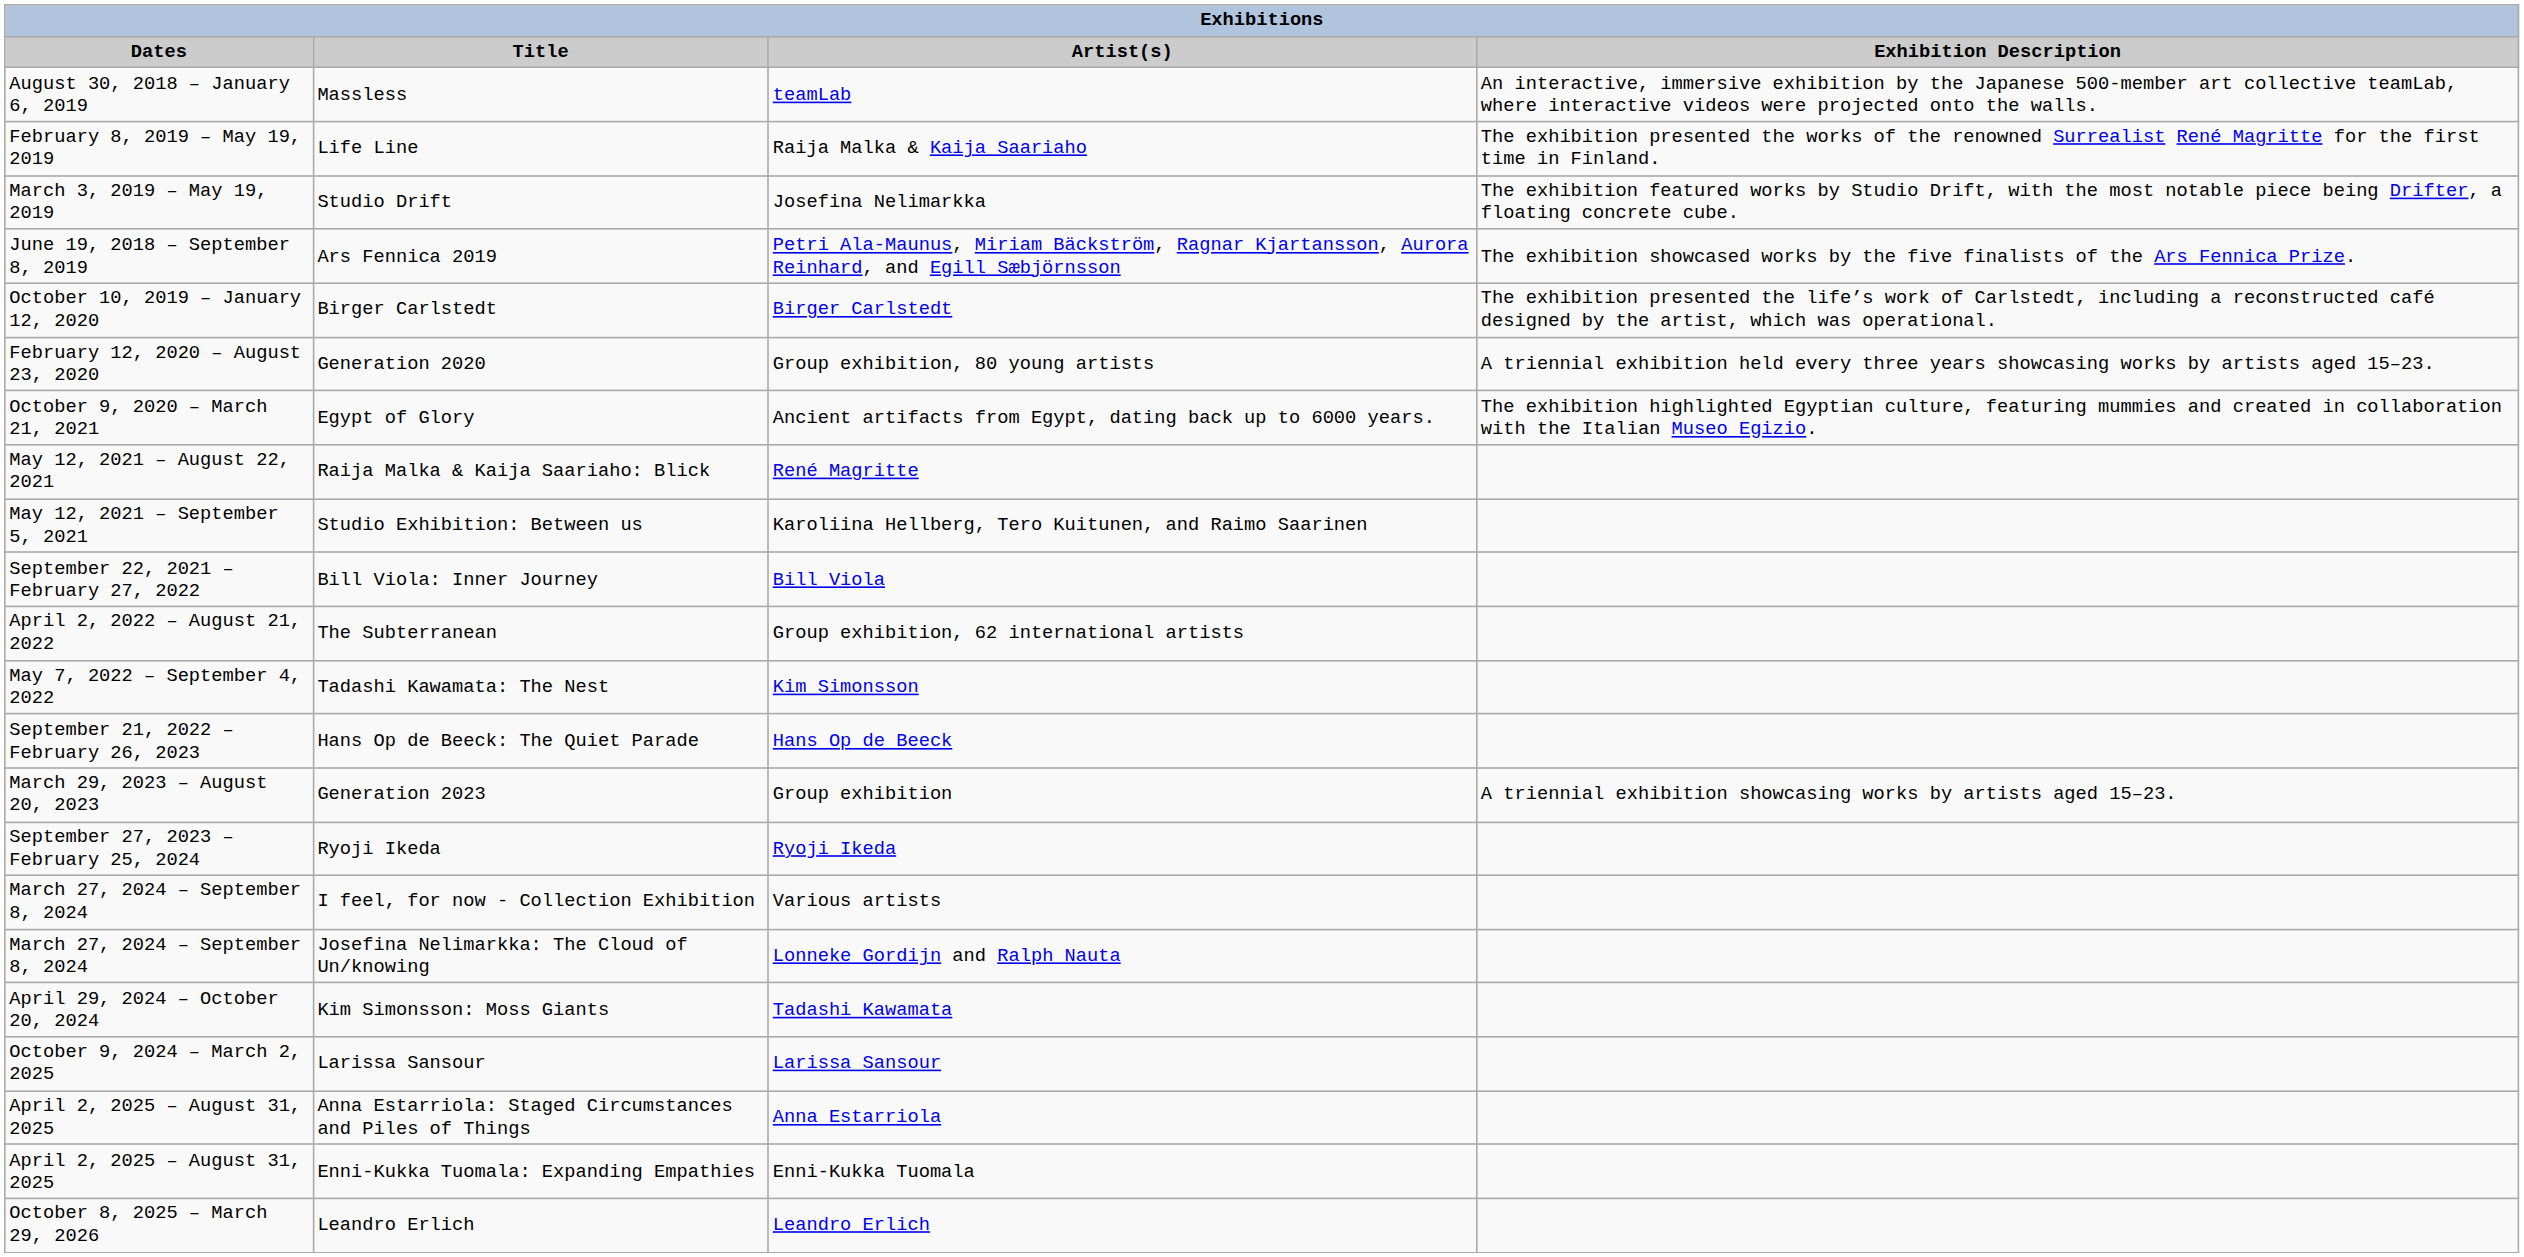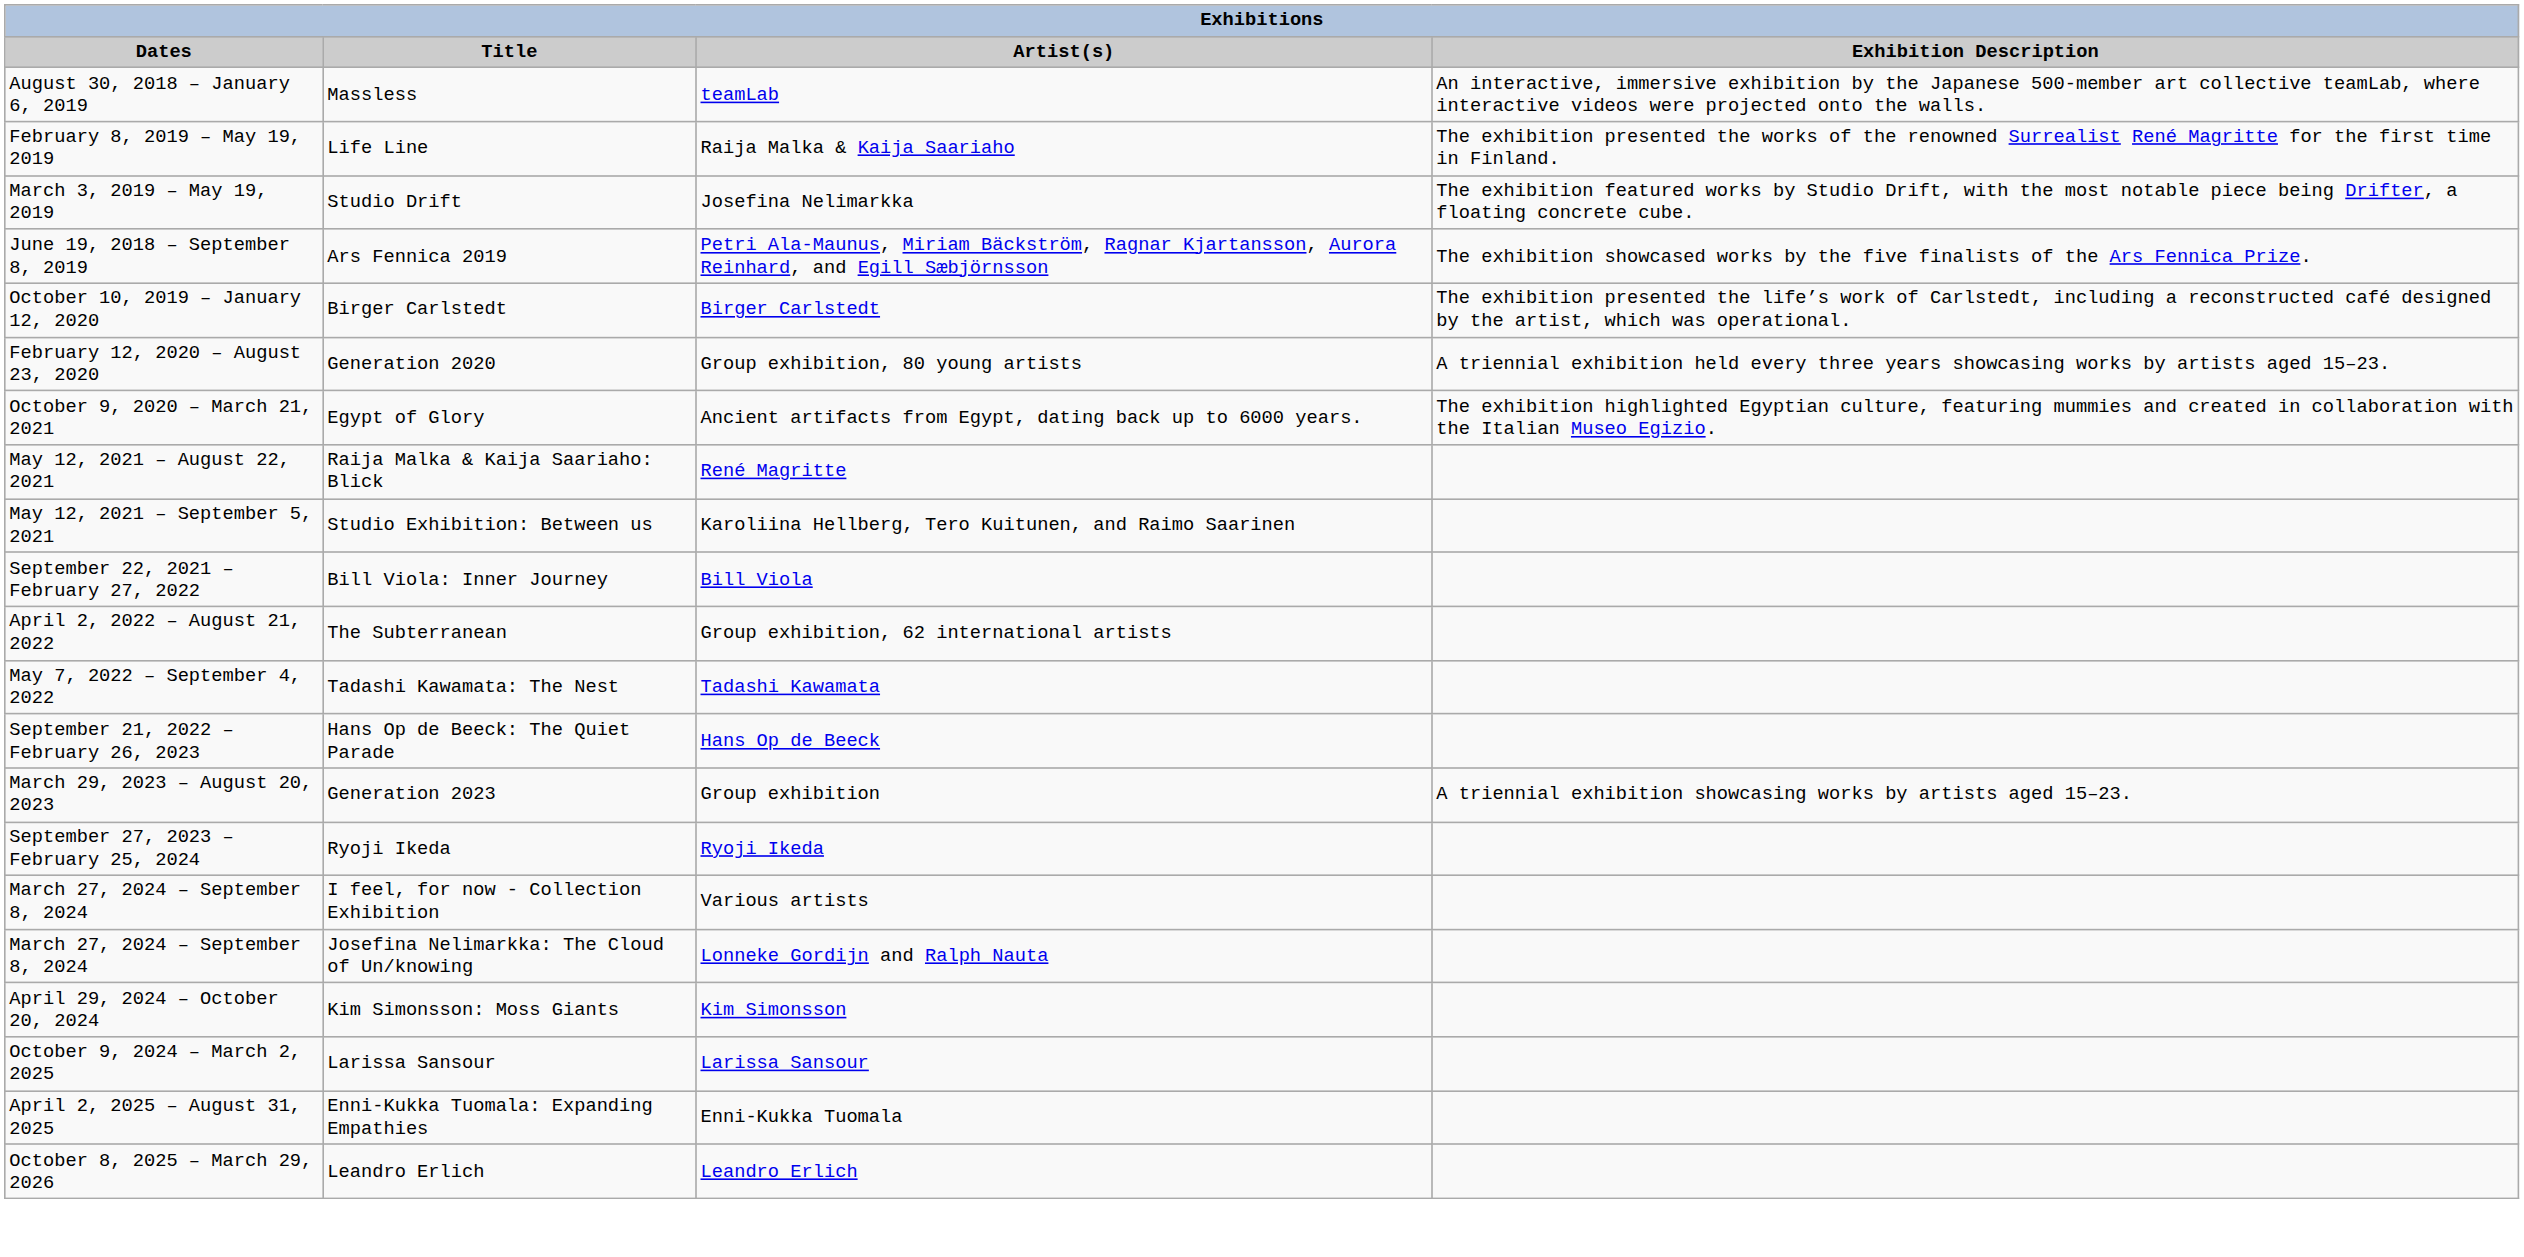(846, 687) Kim Simonsson -> (790, 687) Tadashi Kawamata
(863, 1010) Tadashi Kawamata -> (773, 1010) Kim Simonsson
- row: (525, 1117)
